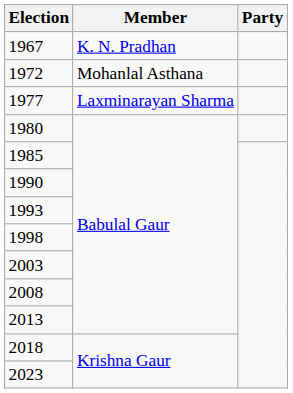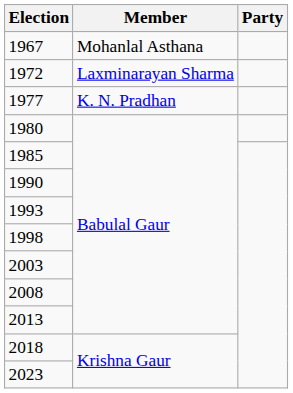(126, 45) K. N. Pradhan -> (140, 45) Mohanlal Asthana
(140, 73) Mohanlal Asthana -> (155, 73) Laxminarayan Sharma
(155, 100) Laxminarayan Sharma -> (126, 100) K. N. Pradhan
